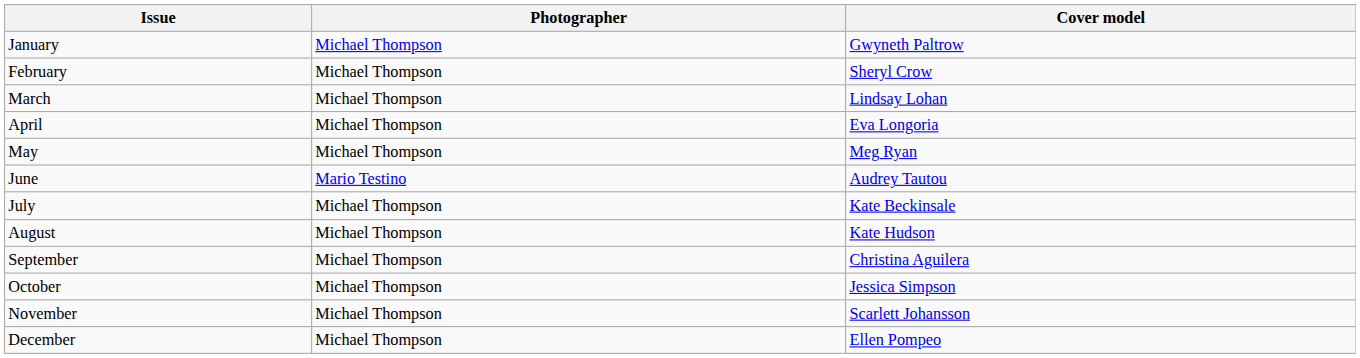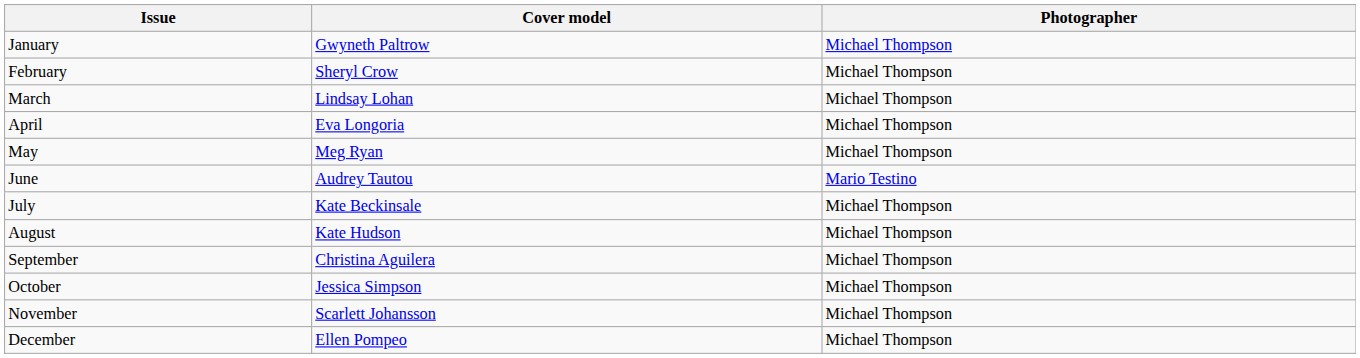columns swapped: (1101, 18) <-> (579, 18)
